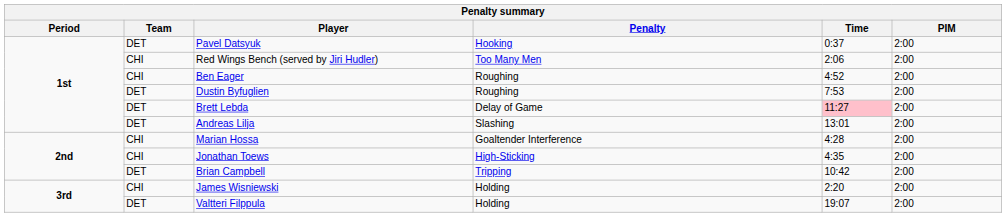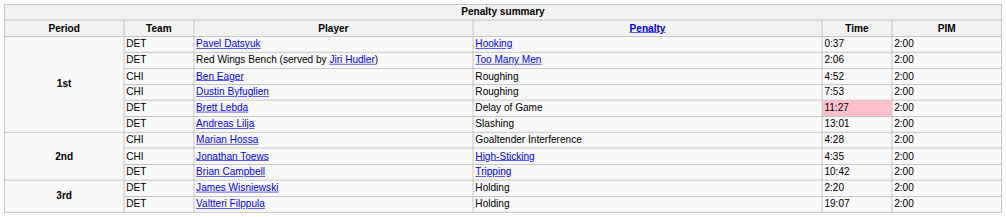(135, 60) CHI -> (136, 60) DET
(136, 92) DET -> (135, 92) CHI
(135, 188) CHI -> (136, 188) DET
